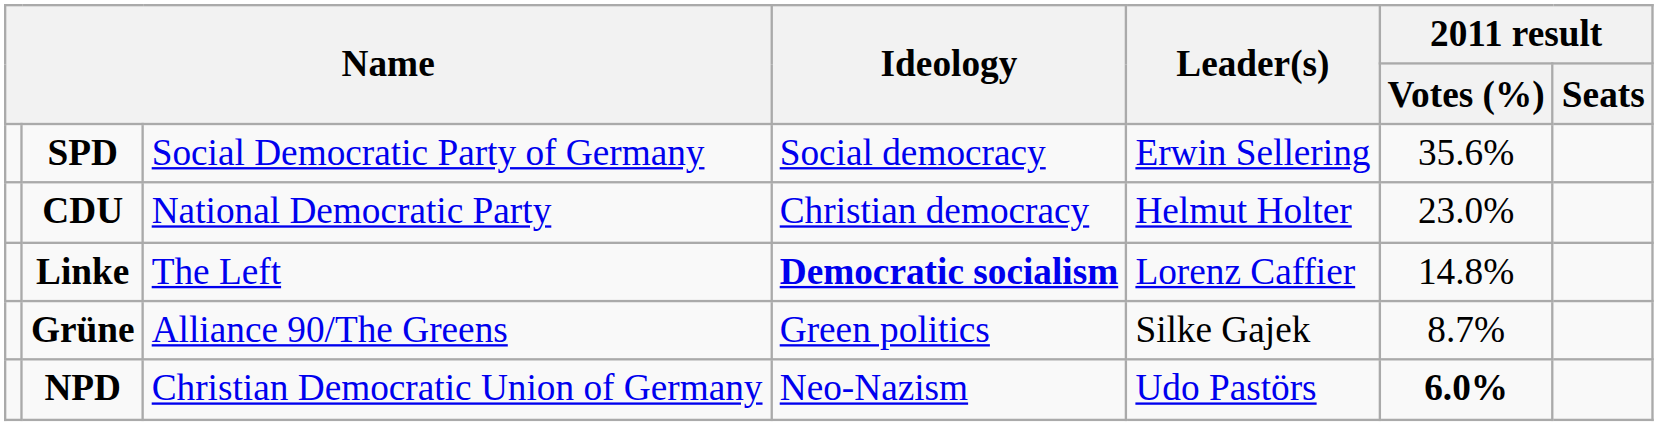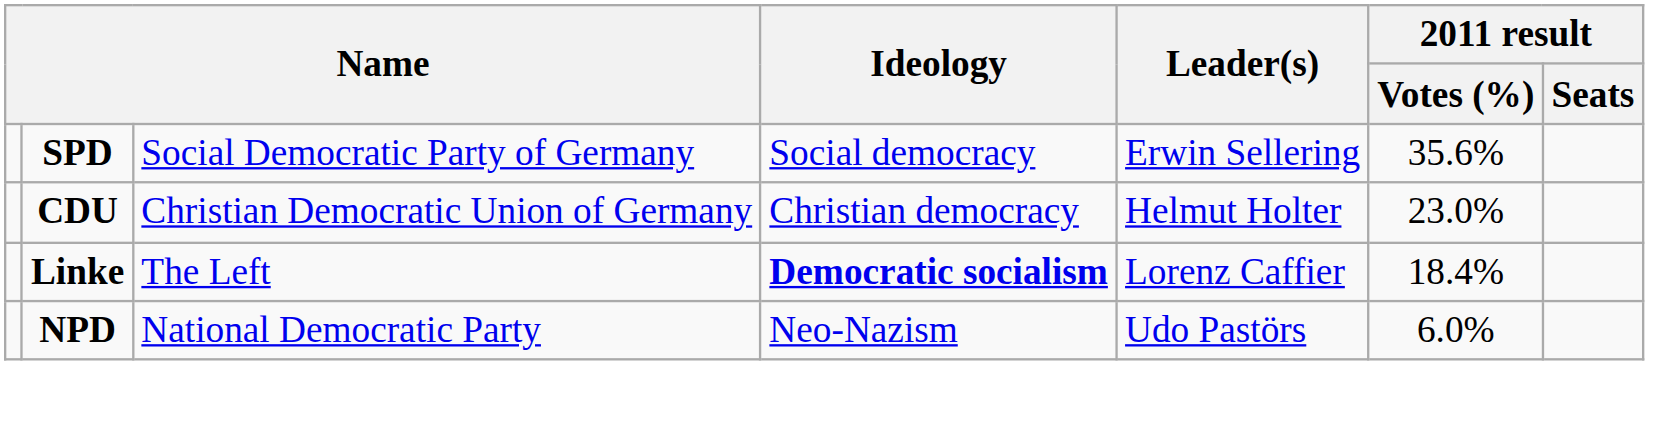(351, 211) National Democratic Party -> (447, 211) Christian Democratic Union of Germany
(1466, 270) 14.8% -> (1456, 270) 18.4%
- row: (83, 329)
(457, 388) Christian Democratic Union of Germany -> (341, 329) National Democratic Party
(1466, 388) bold -> (1456, 329) normal
